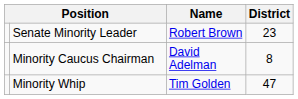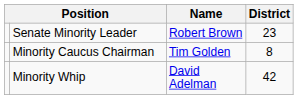(193, 58) David Adelman -> (200, 52) Tim Golden
(200, 84) Tim Golden -> (193, 77) David Adelman
(269, 84) 47 -> (269, 77) 42
